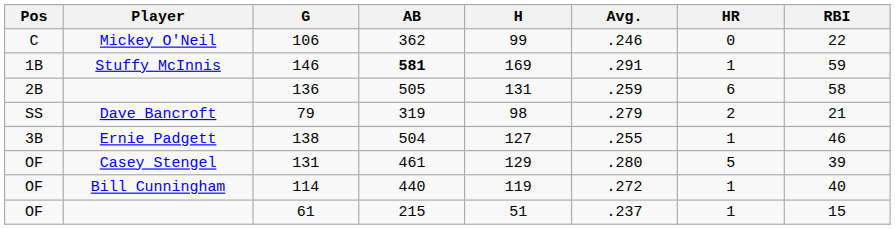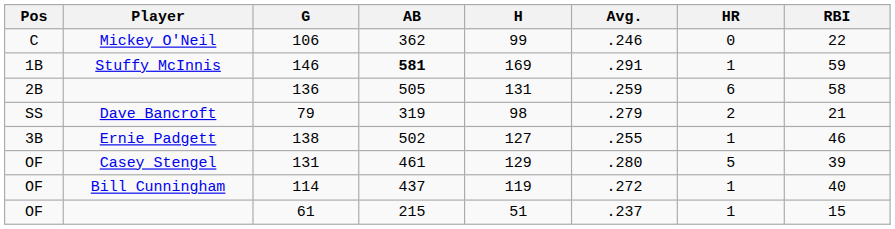(412, 139) 504 -> (412, 139) 502
(412, 187) 440 -> (412, 187) 437
